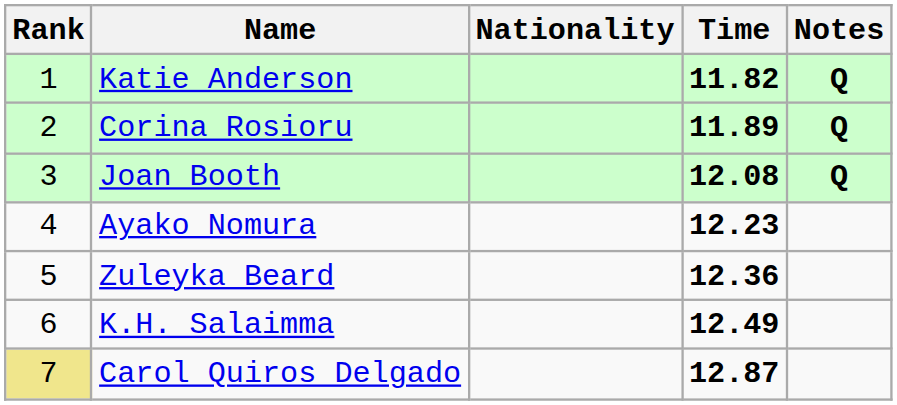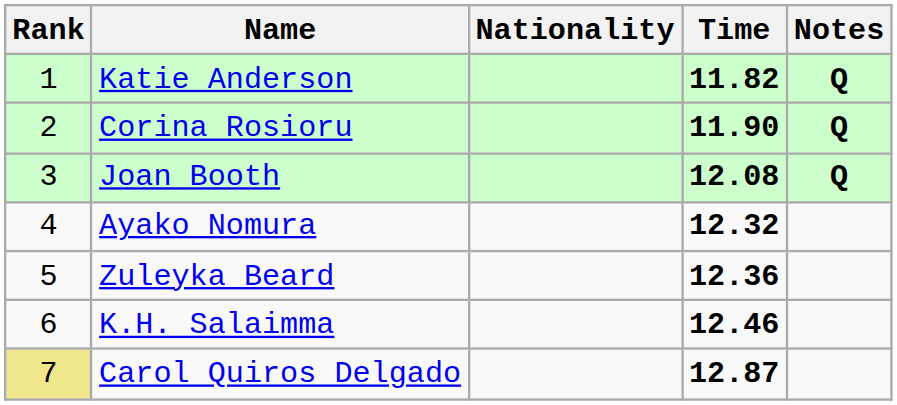(734, 128) 11.89 -> (734, 128) 11.90
(734, 226) 12.23 -> (734, 226) 12.32
(734, 325) 12.49 -> (734, 325) 12.46
